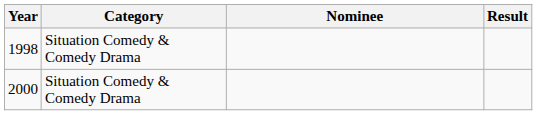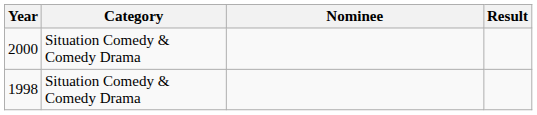rows swapped: (23, 48) <-> (23, 89)
